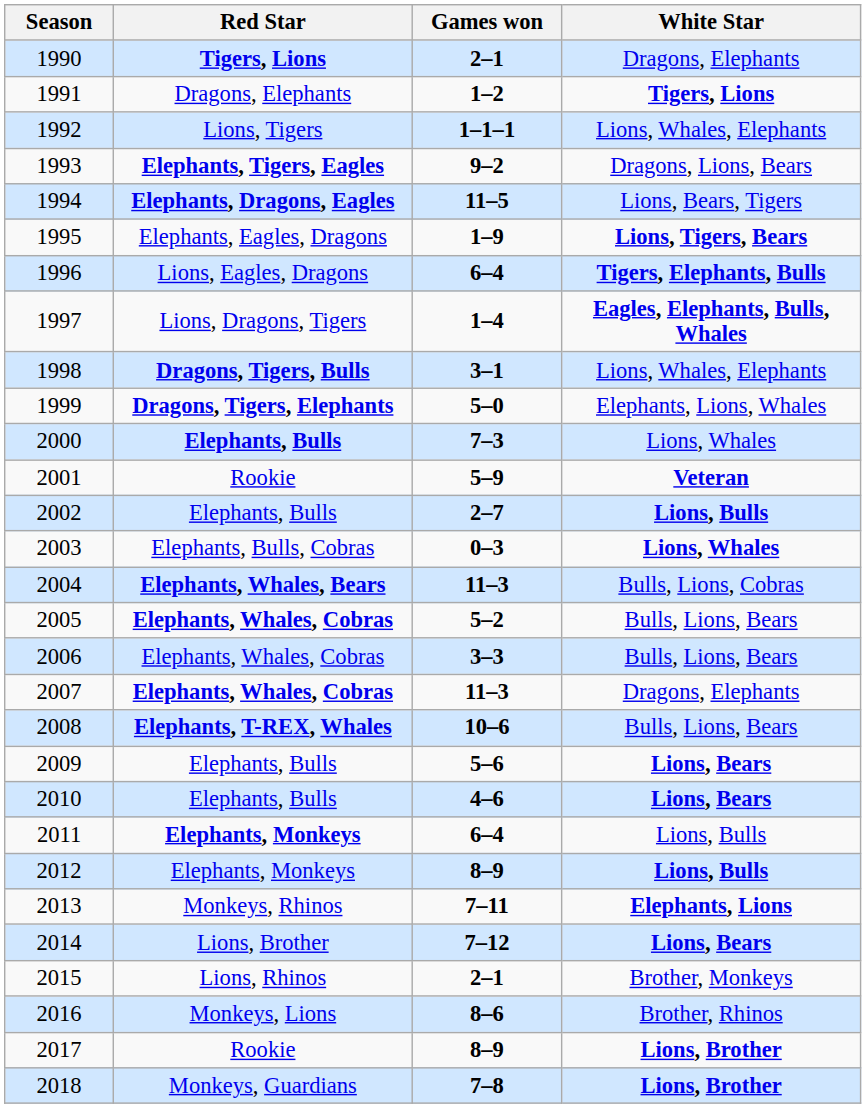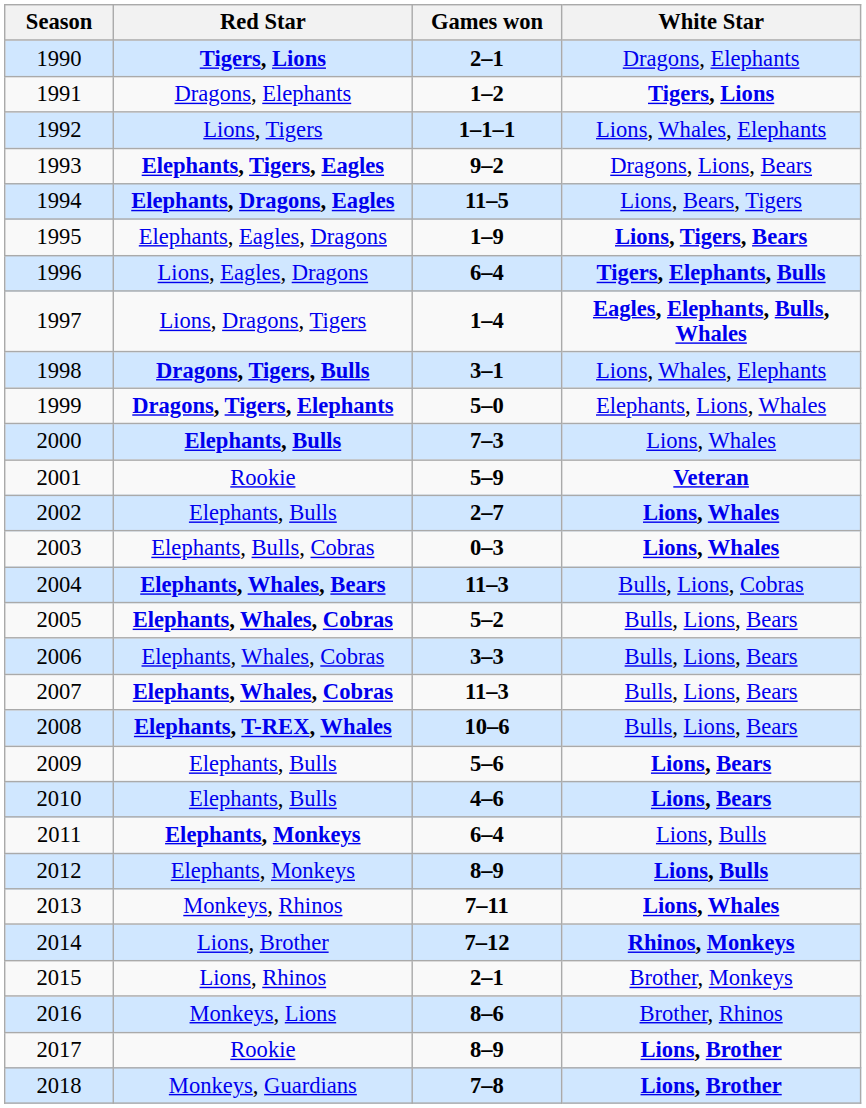(711, 512) Lions, Bulls -> (711, 512) Lions, Whales
(711, 691) Dragons, Elephants -> (711, 691) Bulls, Lions, Bears
(711, 906) Elephants, Lions -> (711, 906) Lions, Whales
(711, 942) Lions, Bears -> (711, 942) Rhinos, Monkeys
